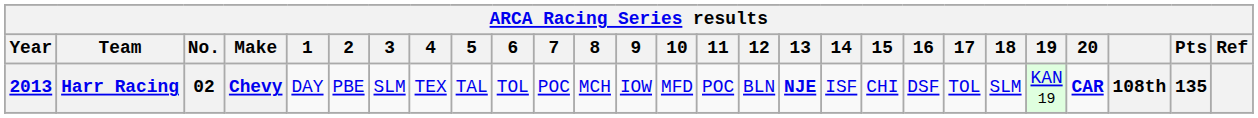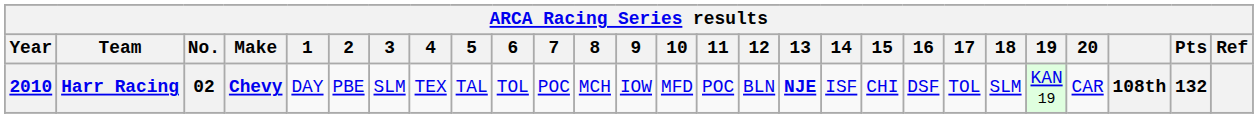(31, 87) 2013 -> (31, 87) 2010
(1088, 87) bold -> (1088, 87) normal
(1191, 87) 135 -> (1191, 87) 132
